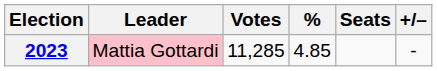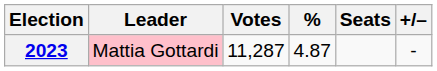(256, 50) 11,285 -> (256, 50) 11,287
(312, 50) 4.85 -> (312, 50) 4.87
